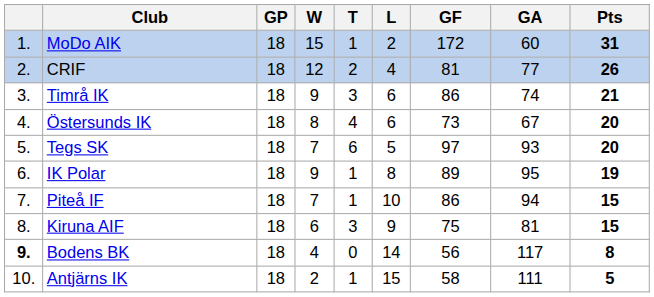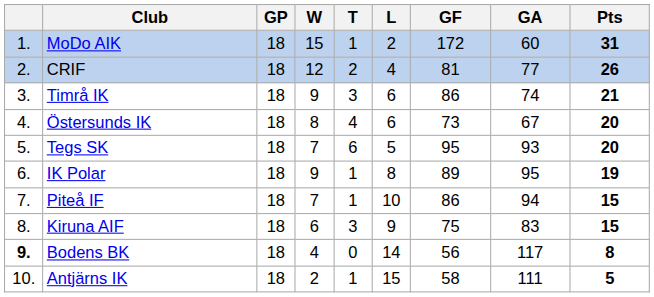(450, 148) 97 -> (450, 148) 95
(530, 226) 81 -> (530, 226) 83
